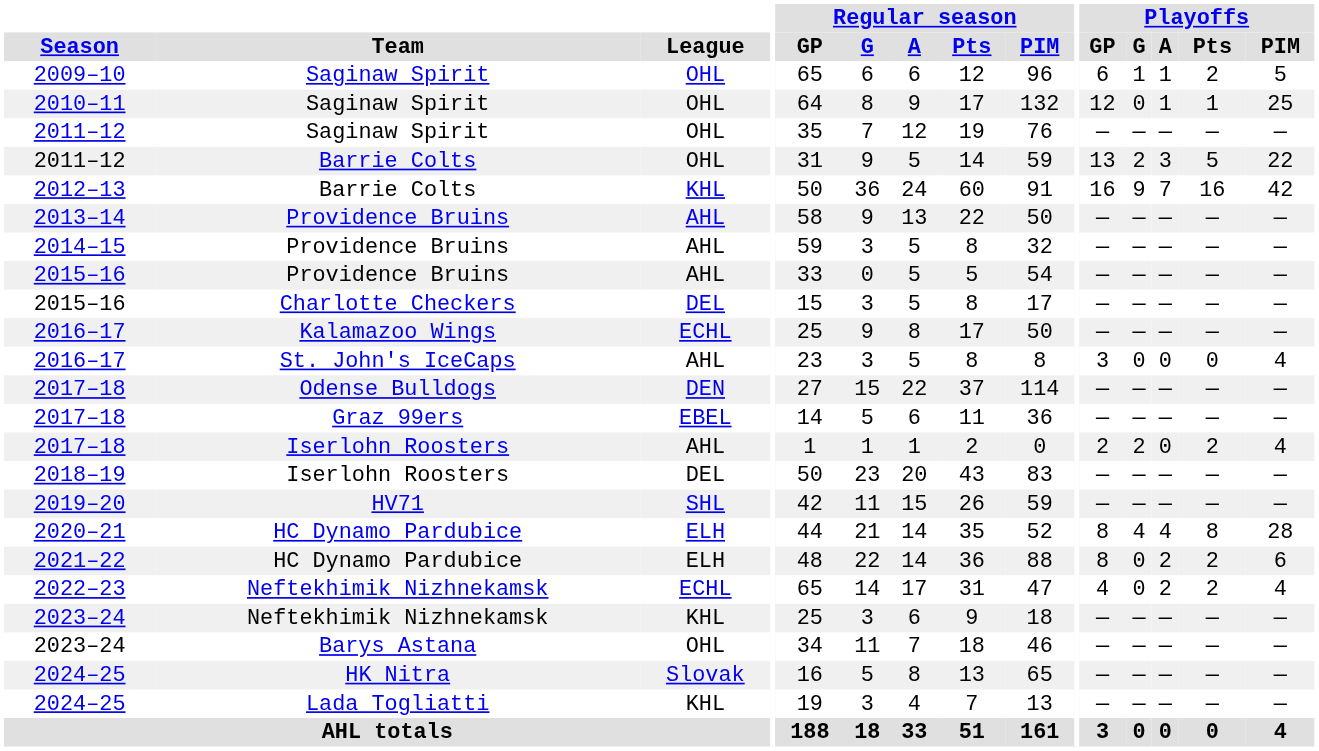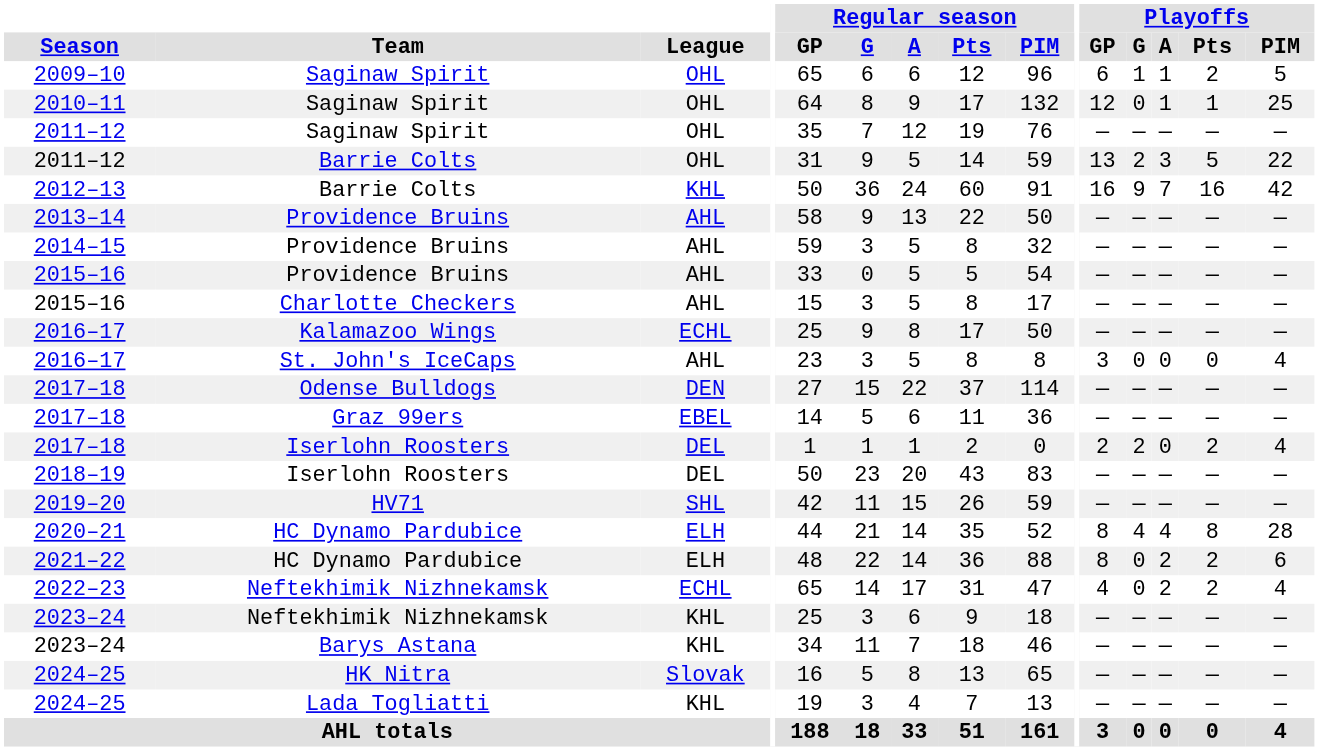(705, 304) DEL -> (705, 304) AHL
(705, 447) AHL -> (705, 447) DEL
(705, 647) OHL -> (705, 647) KHL
